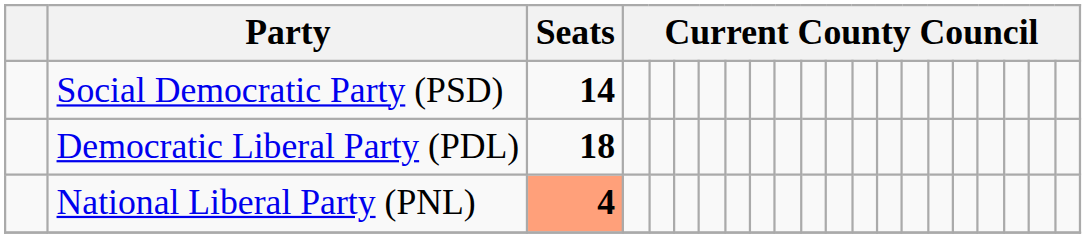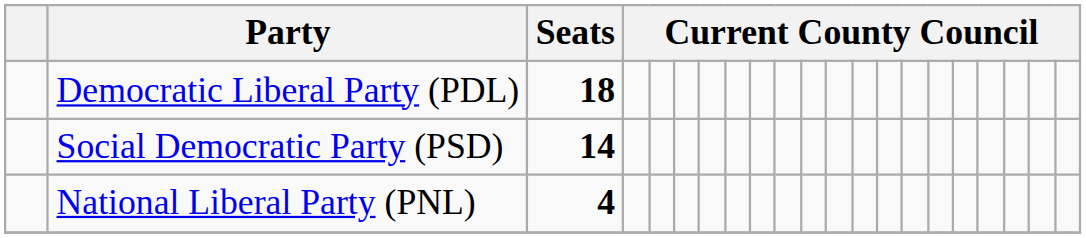rows swapped: (288, 145) <-> (280, 89)
(606, 202) lightsalmon background -> (606, 202) no background
